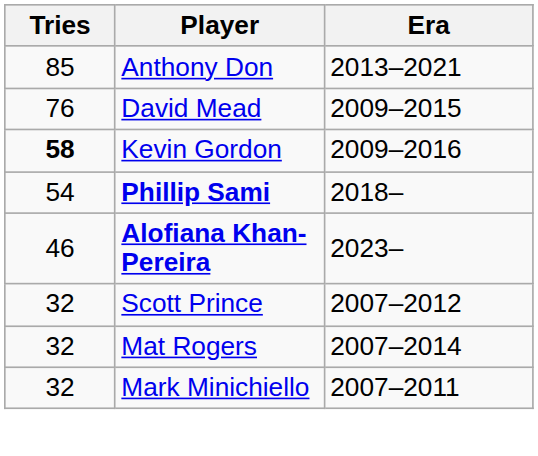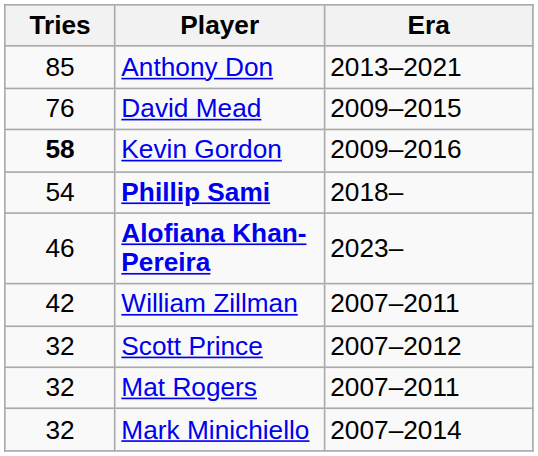+ row: (210, 304)
(396, 346) 2007–2014 -> (395, 387) 2007–2011
(395, 387) 2007–2011 -> (396, 429) 2007–2014
